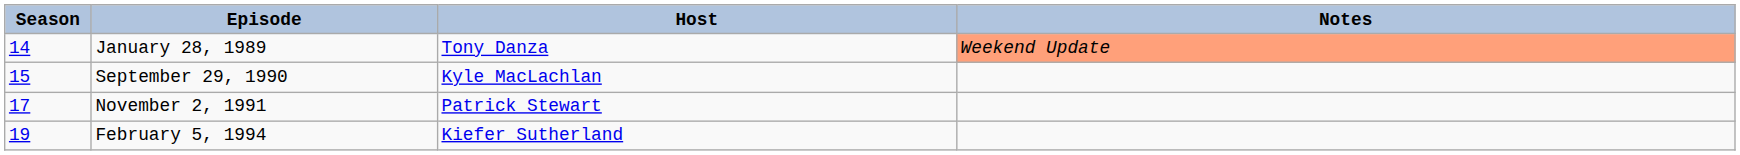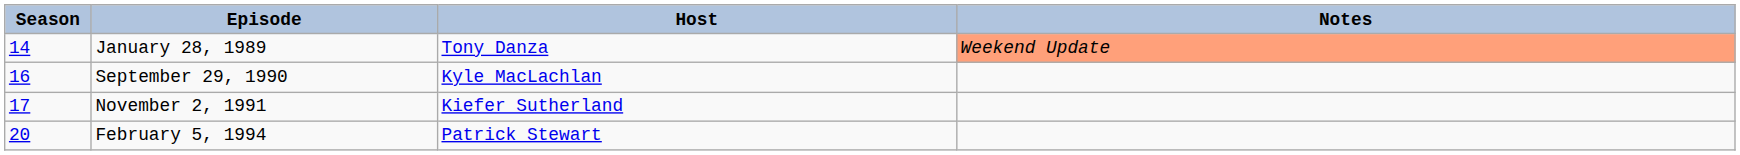(20, 77) 15 -> (20, 77) 16
(522, 106) Patrick Stewart -> (532, 106) Kiefer Sutherland
(20, 135) 19 -> (20, 135) 20
(532, 135) Kiefer Sutherland -> (522, 135) Patrick Stewart
